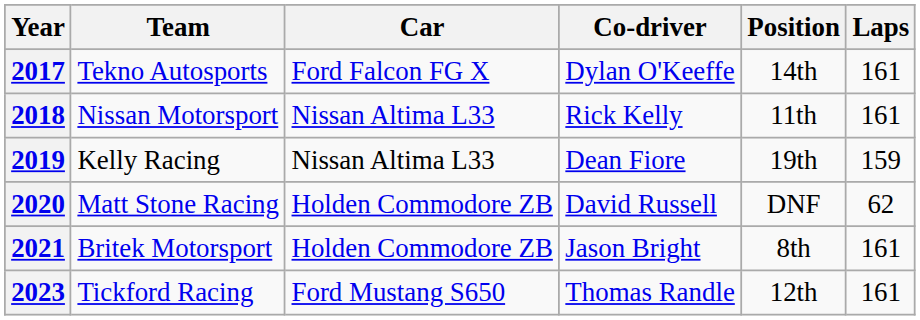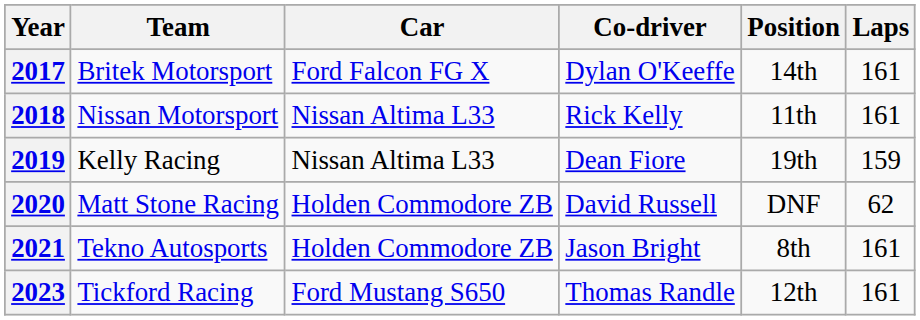(172, 71) Tekno Autosports -> (175, 71) Britek Motorsport
(175, 248) Britek Motorsport -> (172, 248) Tekno Autosports
